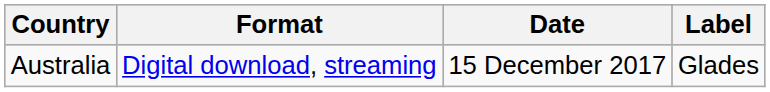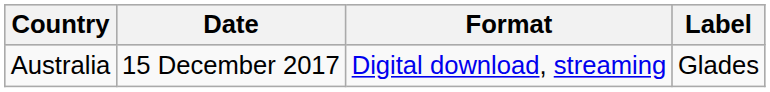columns swapped: (557, 24) <-> (279, 24)
